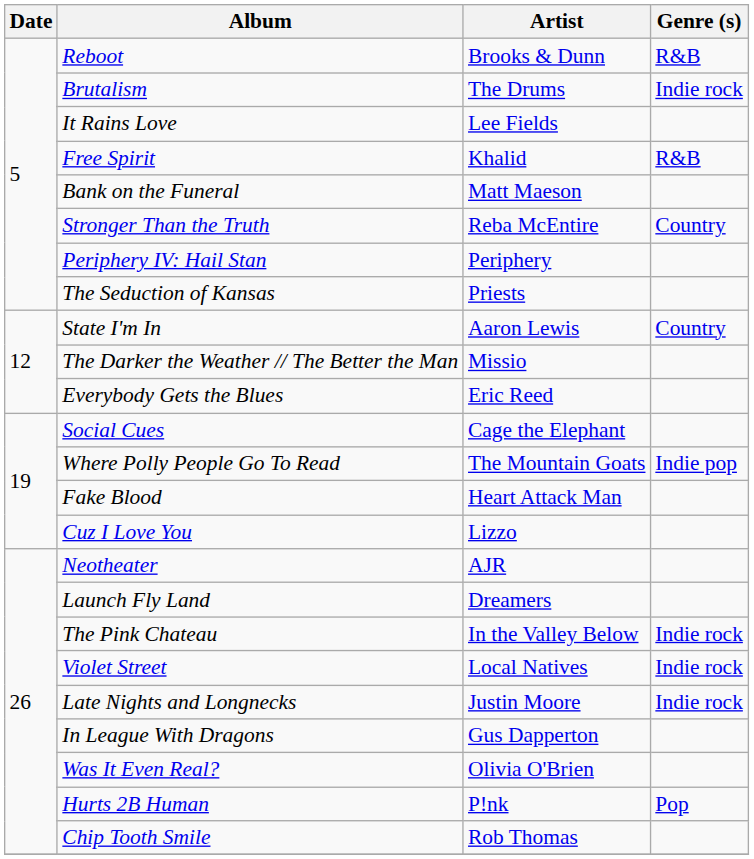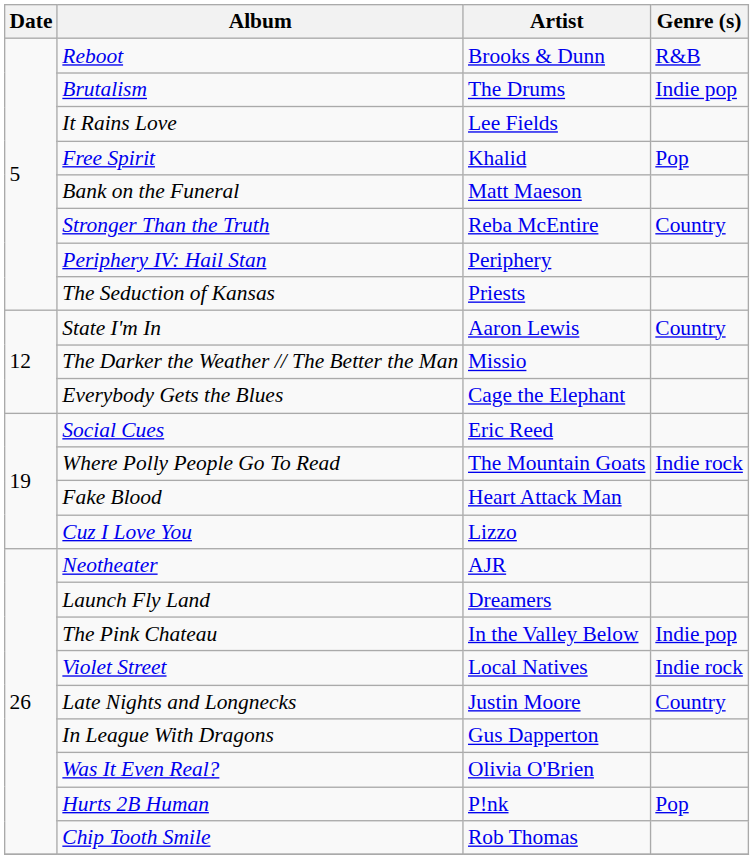(699, 89) Indie rock -> (696, 89) Indie pop
(678, 157) R&B -> (672, 157) Pop
(511, 395) Eric Reed -> (547, 395) Cage the Elephant
(547, 429) Cage the Elephant -> (511, 429) Eric Reed
(696, 463) Indie pop -> (699, 463) Indie rock
(699, 633) Indie rock -> (696, 633) Indie pop
(699, 701) Indie rock -> (690, 701) Country
